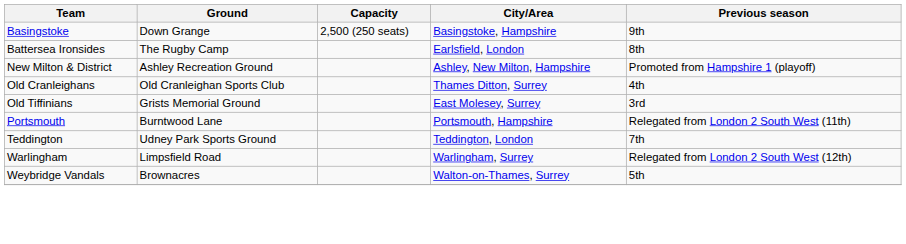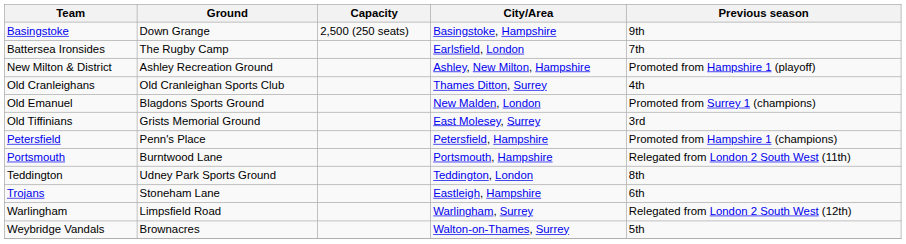(637, 49) 8th -> (637, 49) 7th
+ row: (40, 103)
+ row: (34, 139)
(637, 139) 7th -> (637, 175) 8th
+ row: (26, 193)
